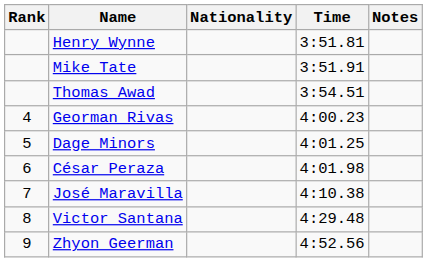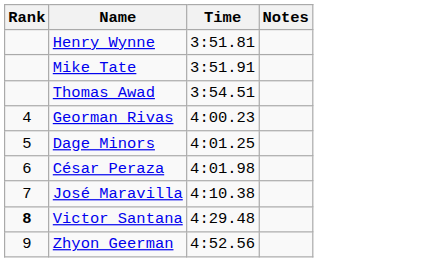- column: (241, 17)
(27, 219) normal -> (27, 219) bold
